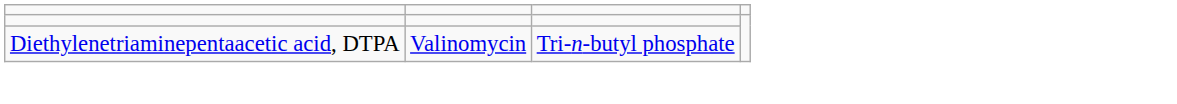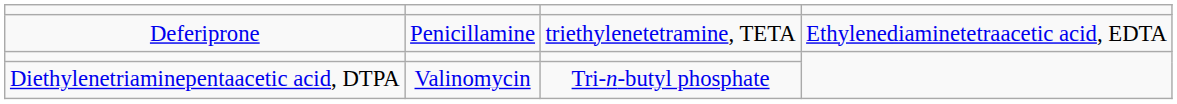+ row: (205, 32)
